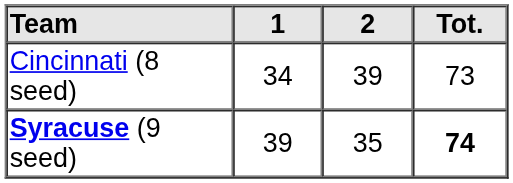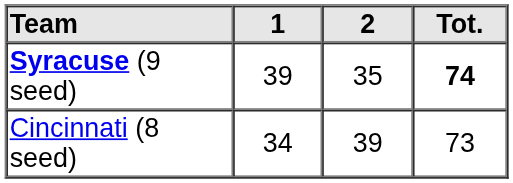rows swapped: (85, 143) <-> (84, 75)
